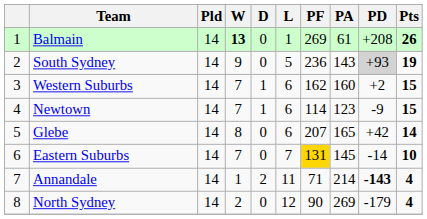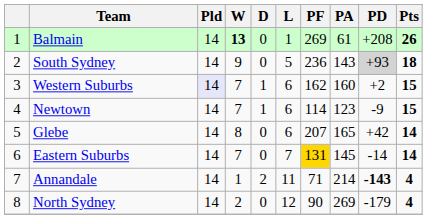(409, 62) 19 -> (409, 62) 18
(211, 86) no background -> (211, 86) lavender background
(409, 156) 10 -> (409, 156) 14
